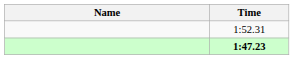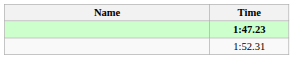rows swapped: (249, 46) <-> (249, 29)
